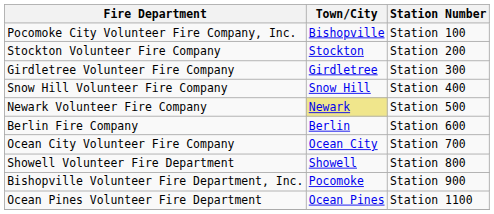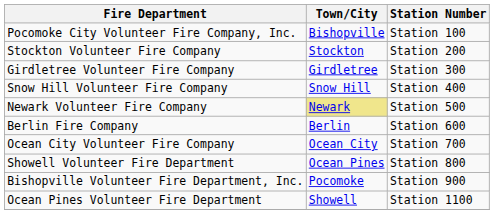(333, 163) Showell -> (347, 163) Ocean Pines
(347, 200) Ocean Pines -> (333, 200) Showell
